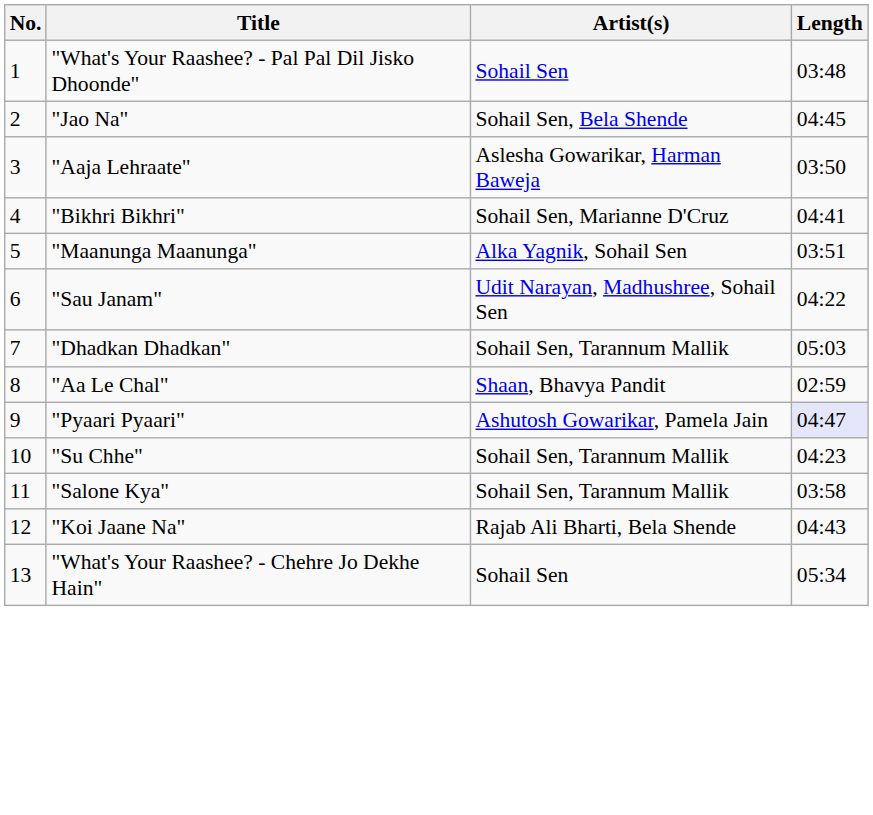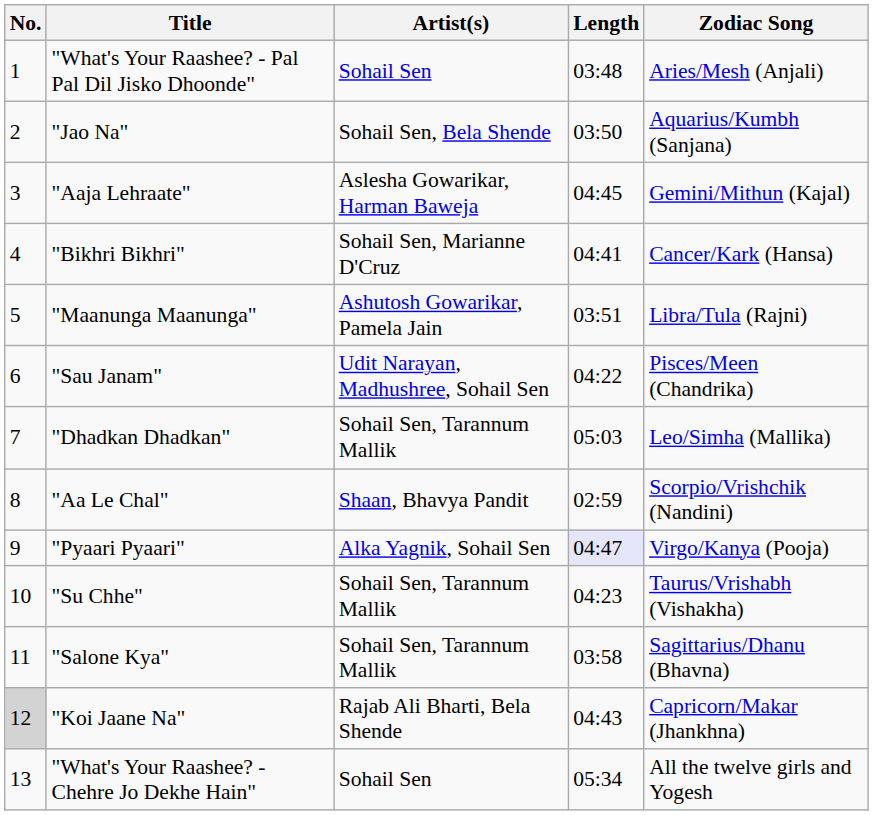+ column: (756, 22)
(821, 119) 04:45 -> (598, 131) 03:50
(821, 167) 03:50 -> (598, 193) 04:45
(581, 251) Alka Yagnik, Sohail Sen -> (431, 315) Ashutosh Gowarikar, Pamela Jain
(622, 419) Ashutosh Gowarikar, Pamela Jain -> (444, 547) Alka Yagnik, Sohail Sen
(21, 526) no background -> (21, 717) lightgrey background
